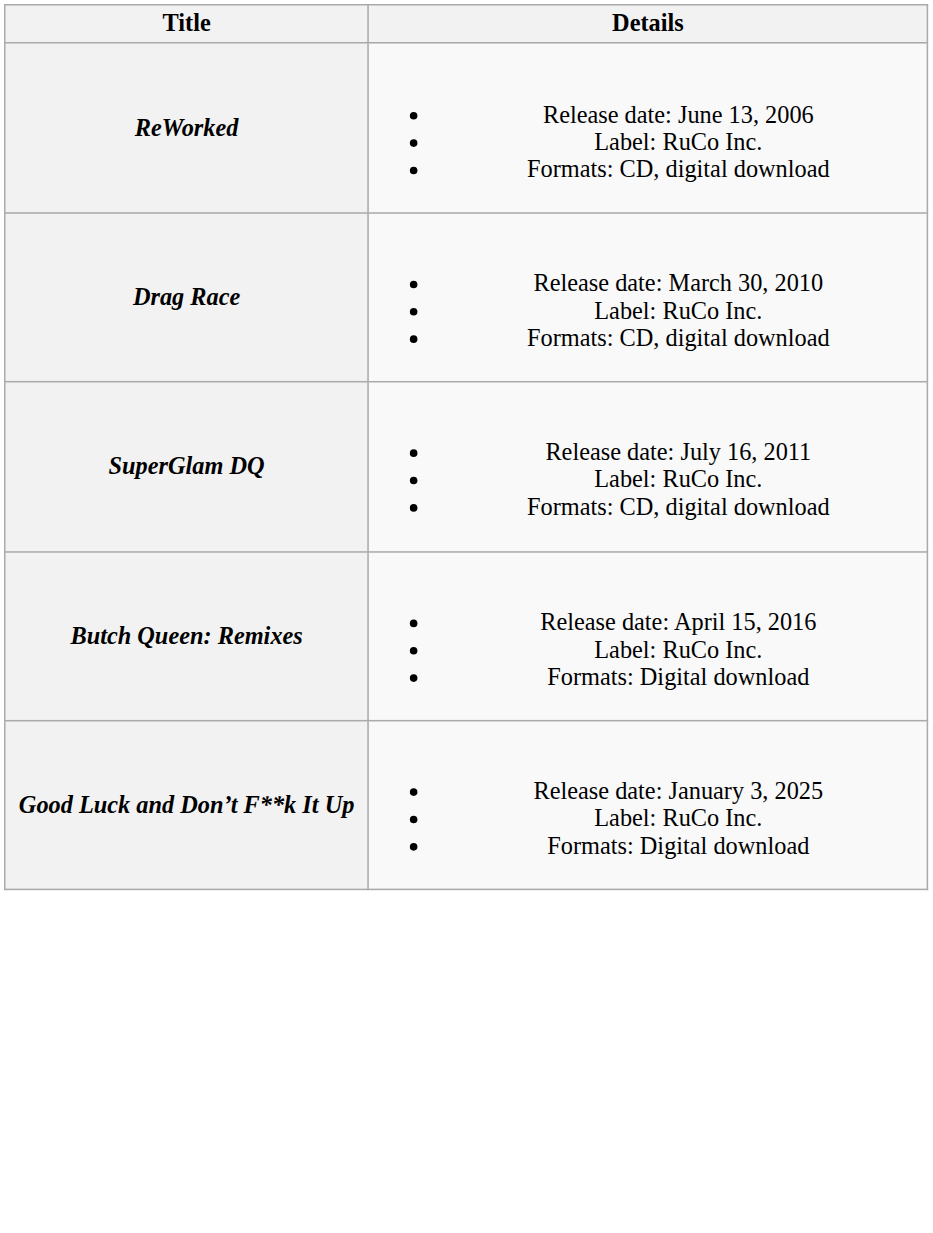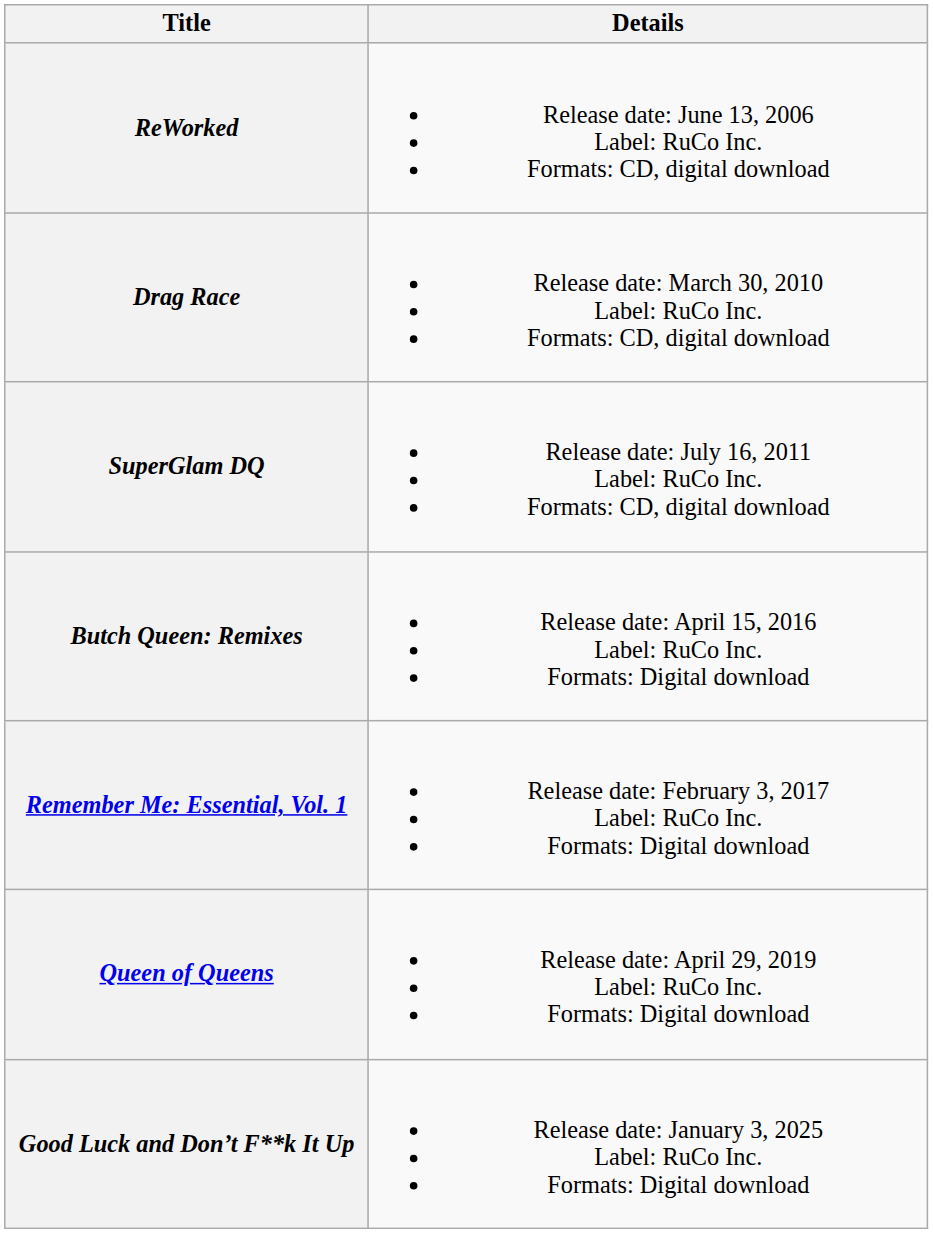+ row: (187, 804)
+ row: (187, 974)
